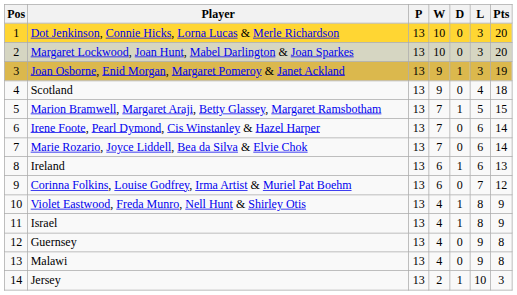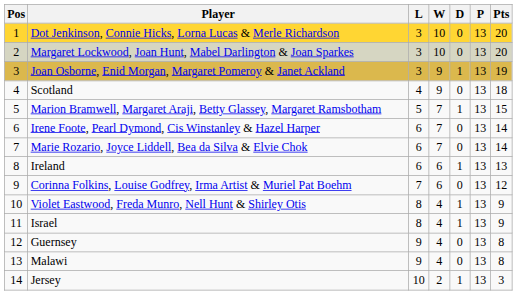columns swapped: (419, 14) <-> (480, 14)
